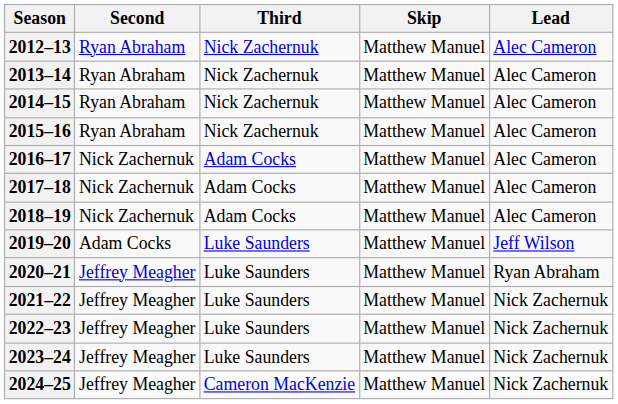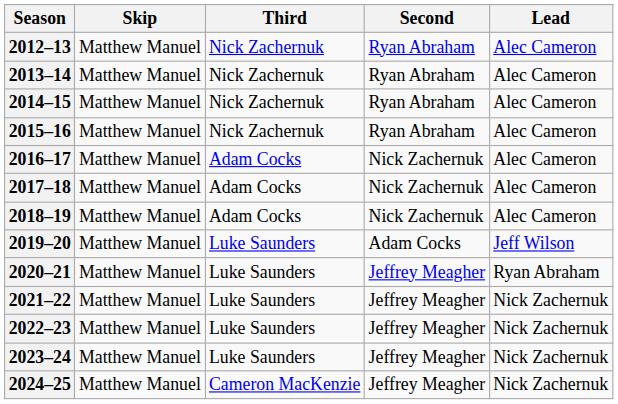columns swapped: (424, 18) <-> (137, 18)
